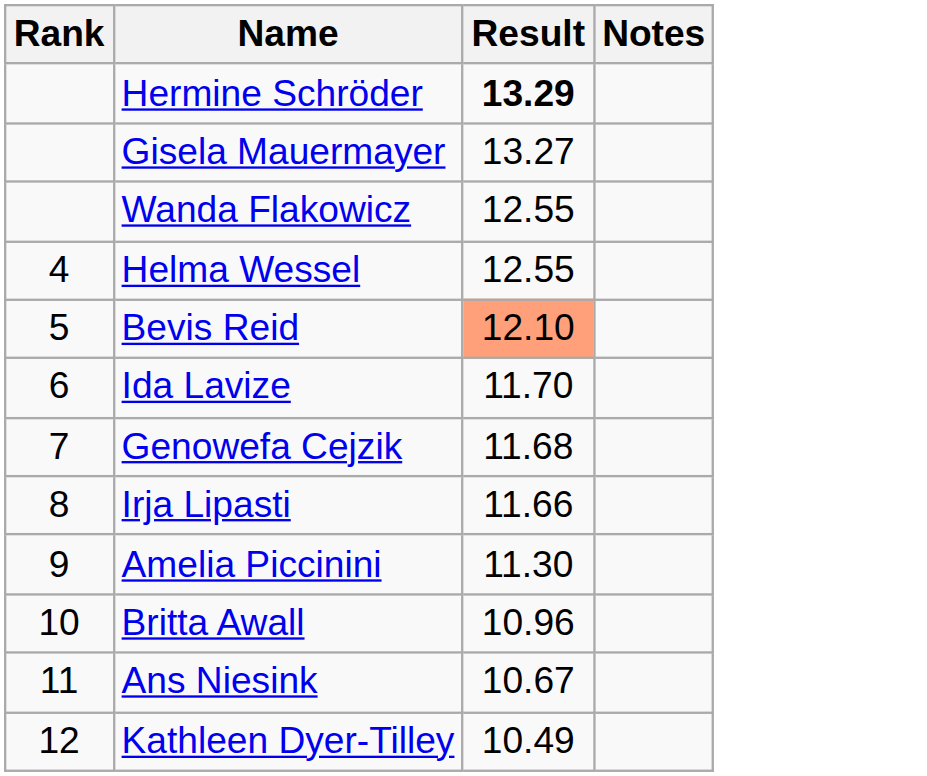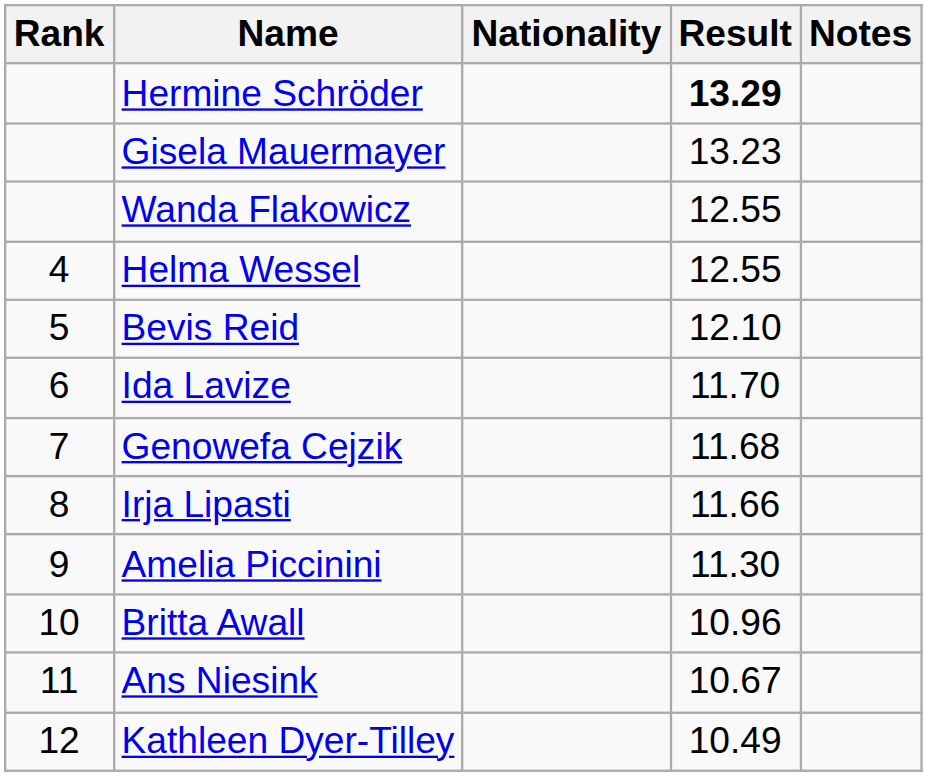+ column: (566, 33)
(528, 151) 13.27 -> (735, 151) 13.23
(528, 328) lightsalmon background -> (735, 328) no background
